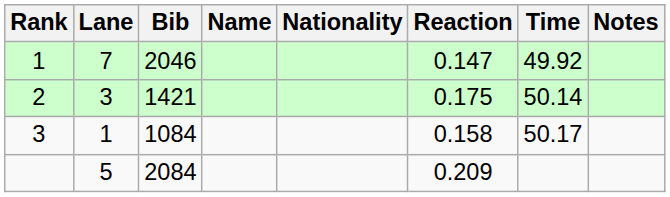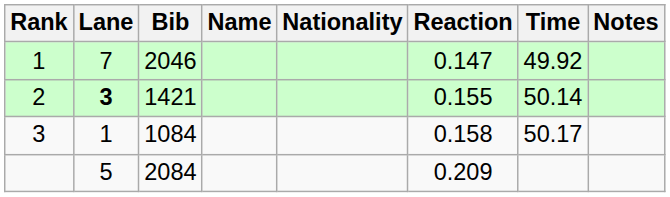(106, 97) normal -> (106, 97) bold
(463, 97) 0.175 -> (463, 97) 0.155
